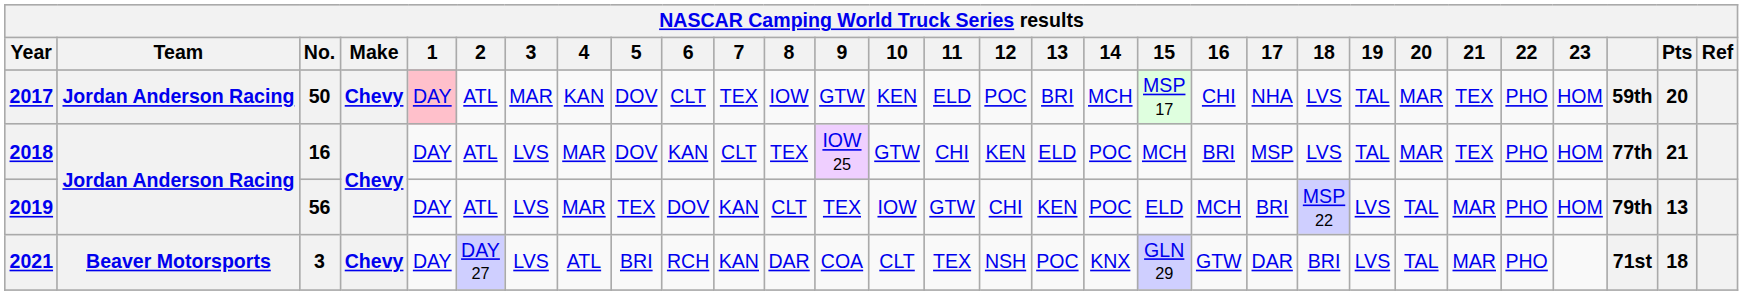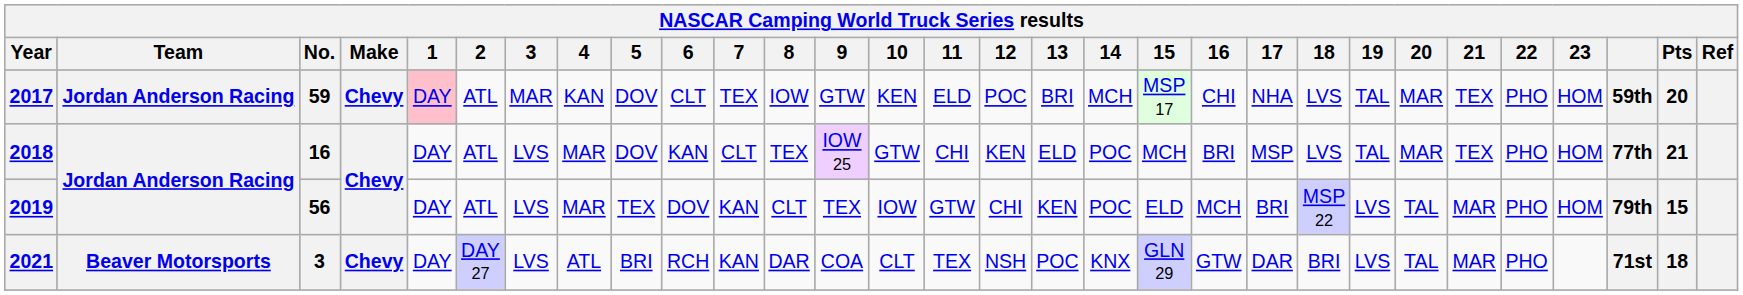(320, 97) 50 -> (320, 97) 59
(1677, 207) 13 -> (1677, 207) 15
